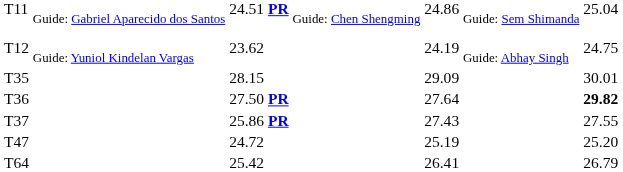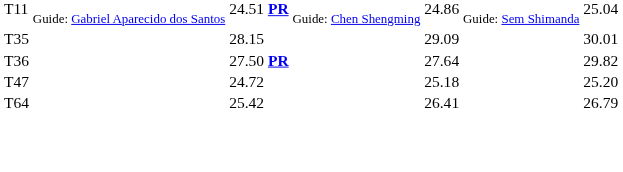- row: (16, 48)
(601, 99) bold -> (601, 60) normal
- row: (16, 120)
(442, 142) 25.19 -> (442, 82) 25.18
